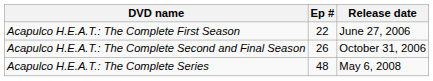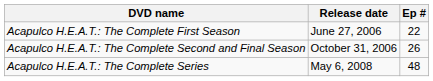columns swapped: (322, 13) <-> (383, 13)
